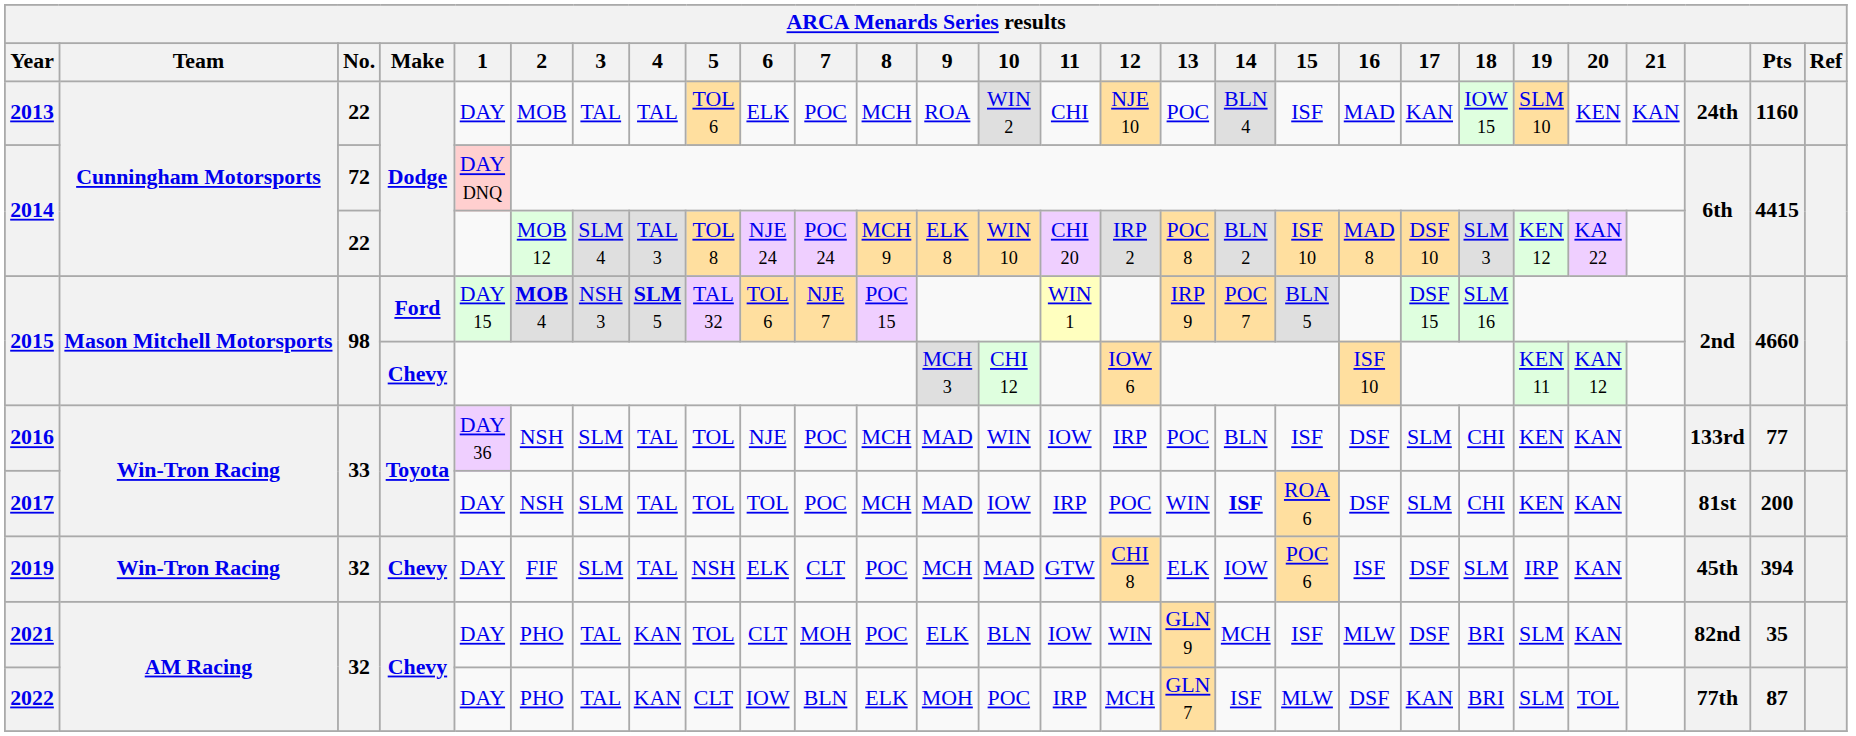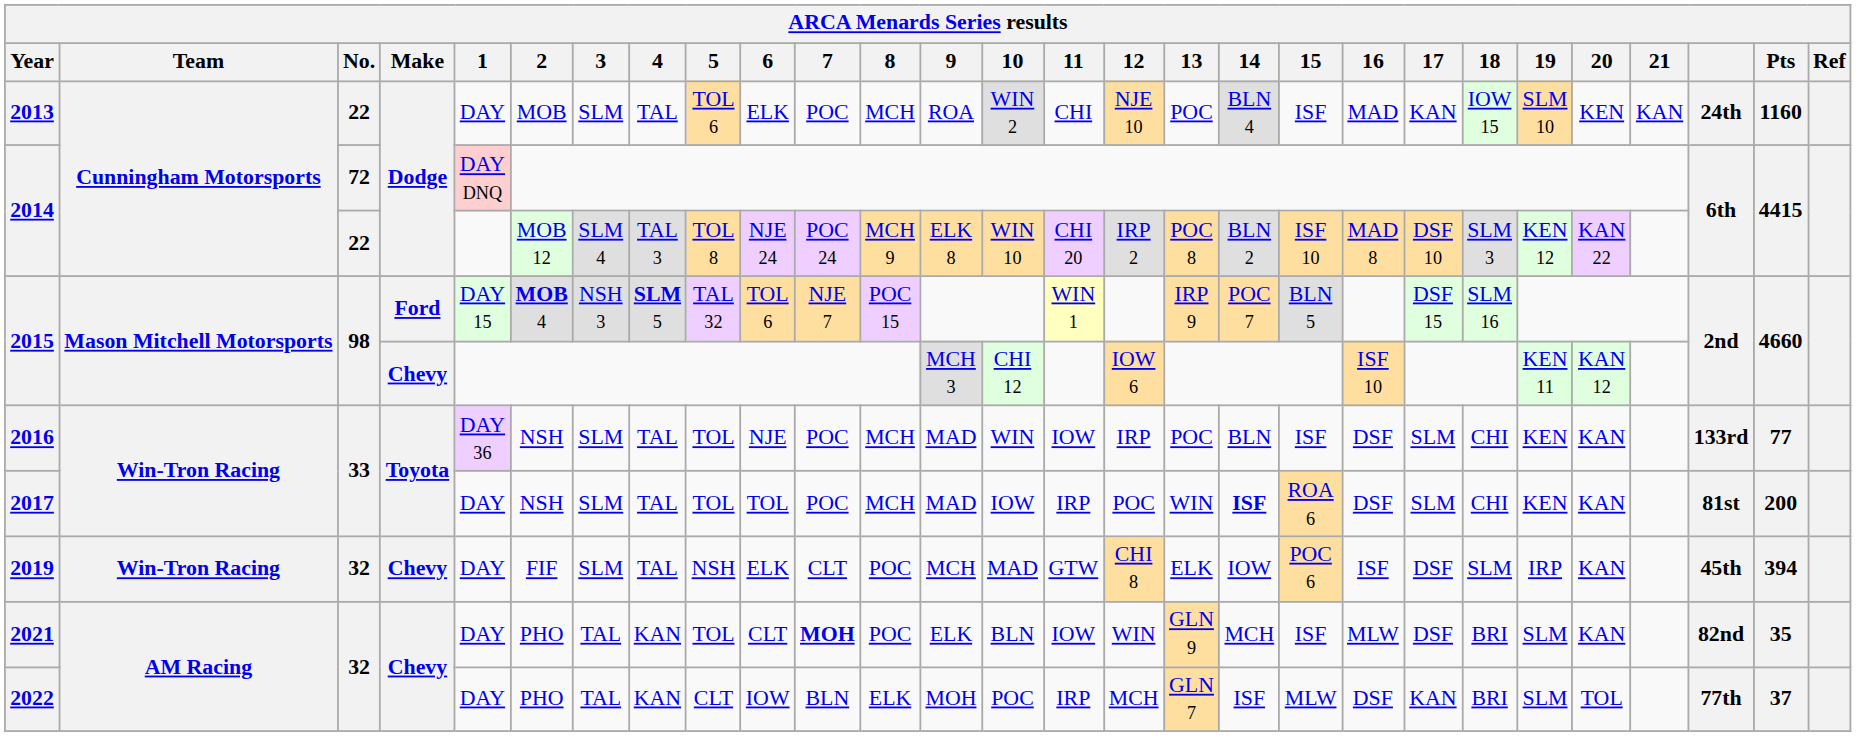(601, 112) TAL -> (601, 112) SLM
(826, 633) normal -> (827, 633) bold
(1777, 698) 87 -> (1781, 698) 37
